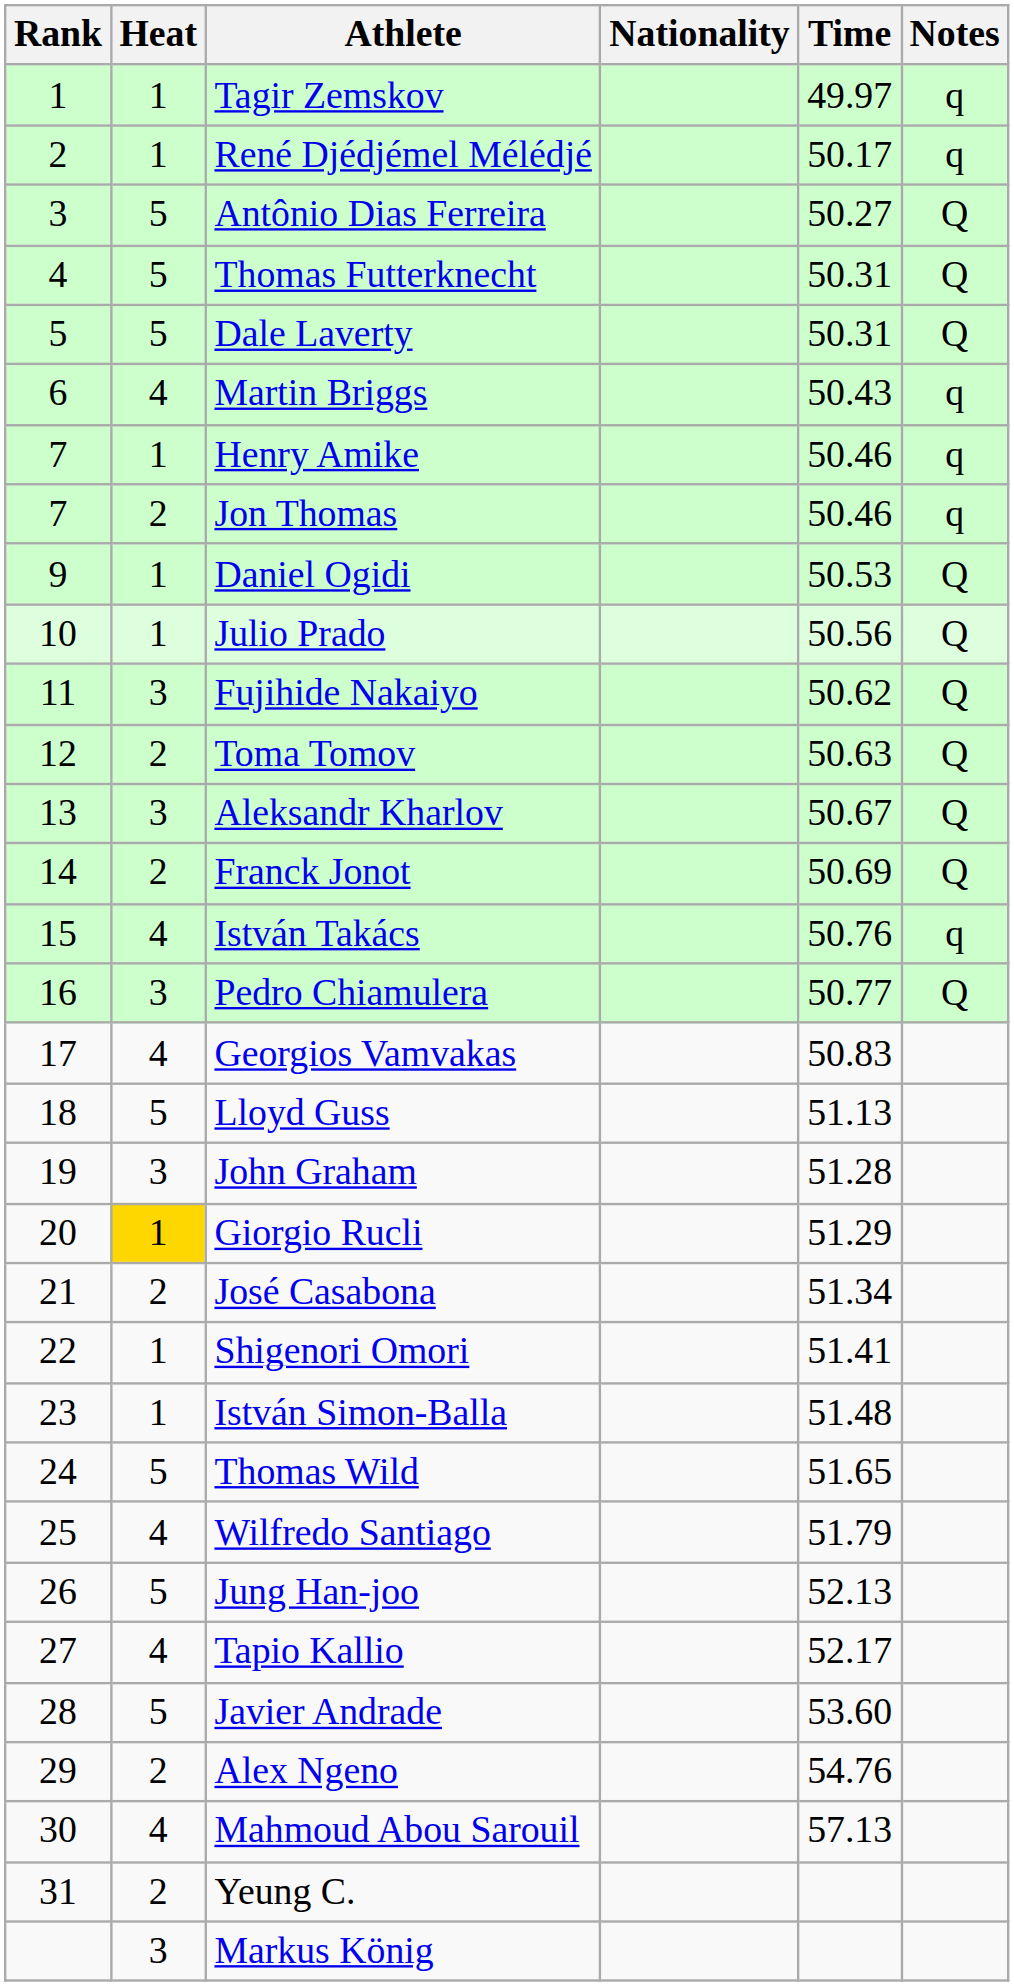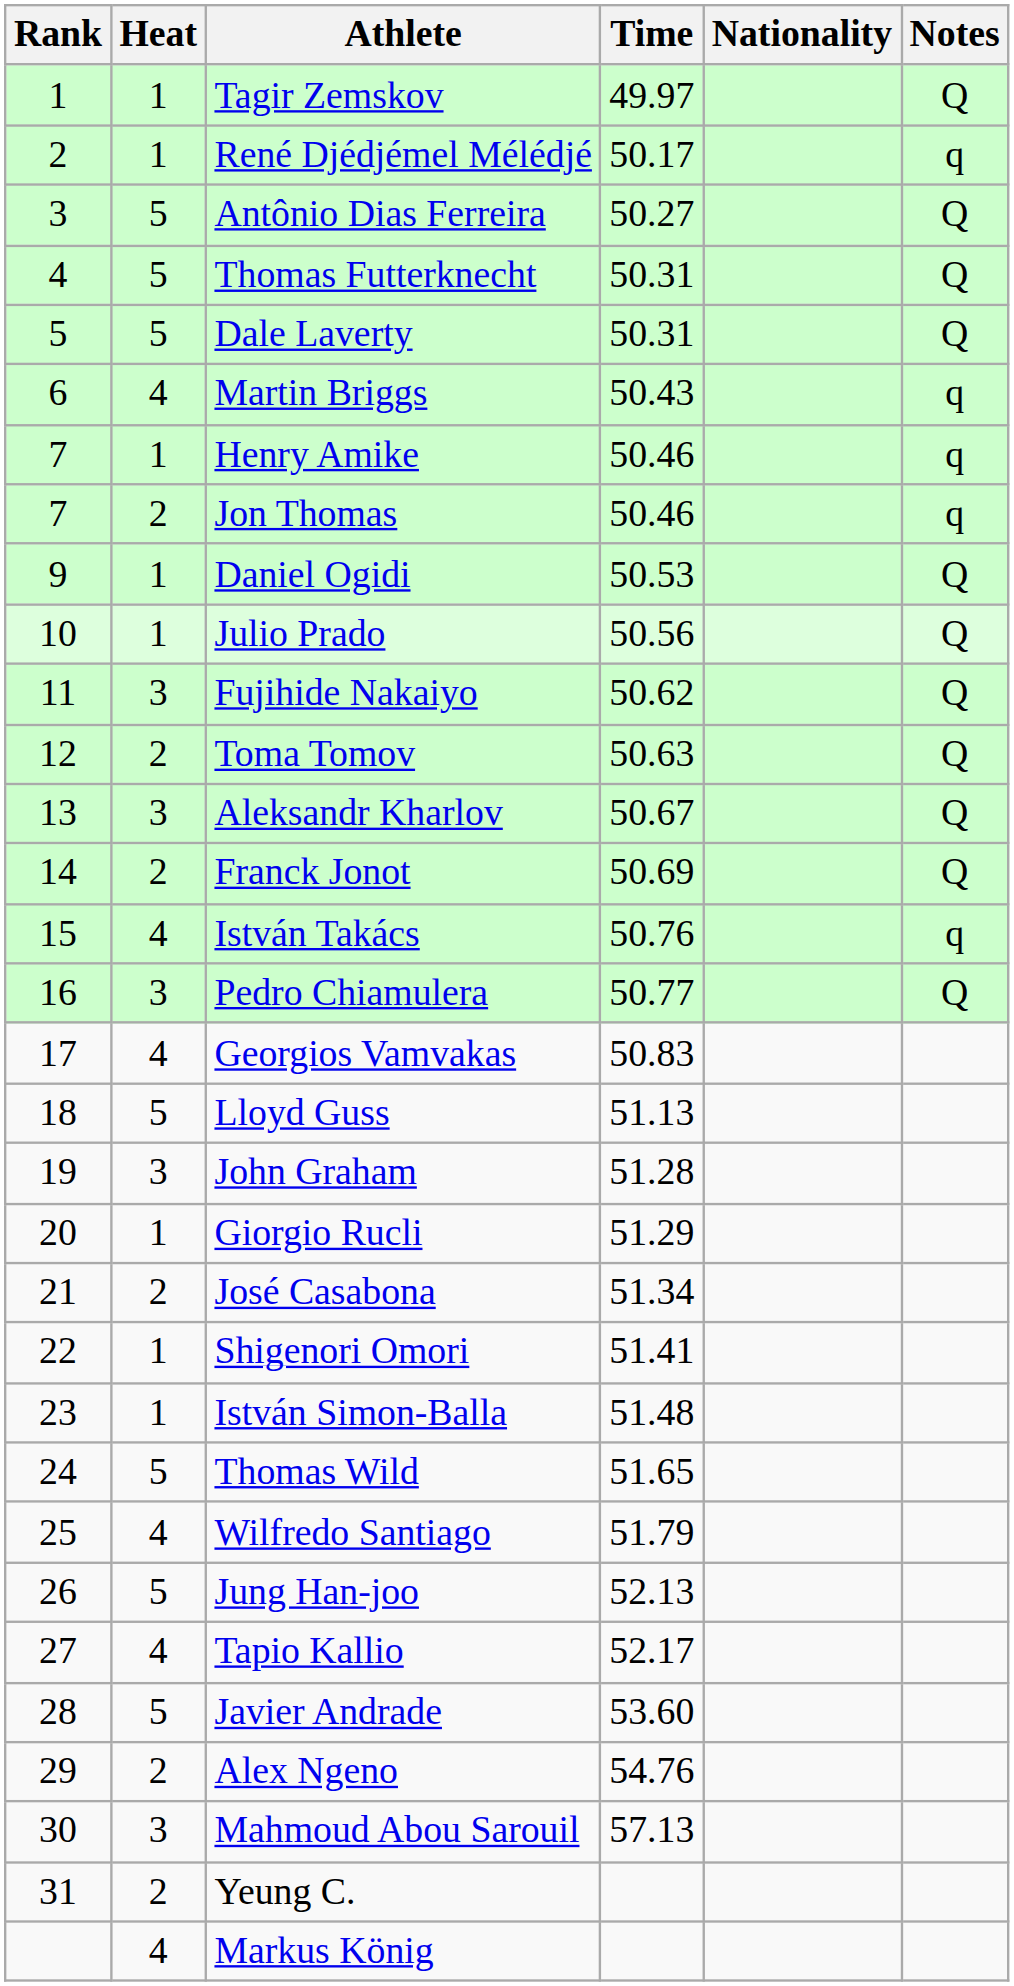columns swapped: (700, 34) <-> (850, 34)
(955, 94) q -> (955, 94) Q
(158, 1232) gold background -> (158, 1232) no background
(158, 1830) 4 -> (158, 1830) 3
(158, 1950) 3 -> (158, 1950) 4
